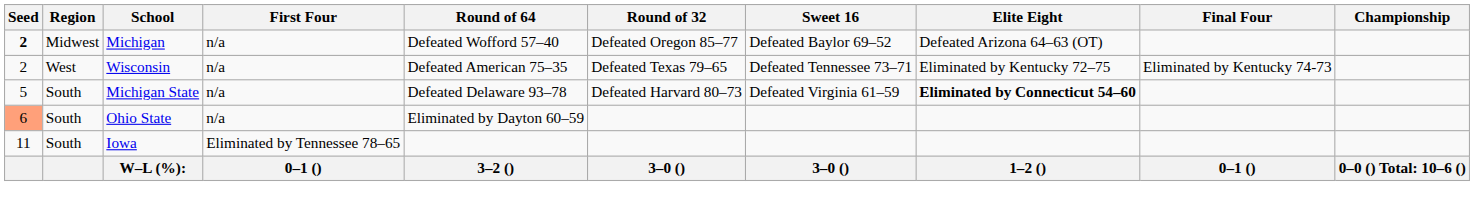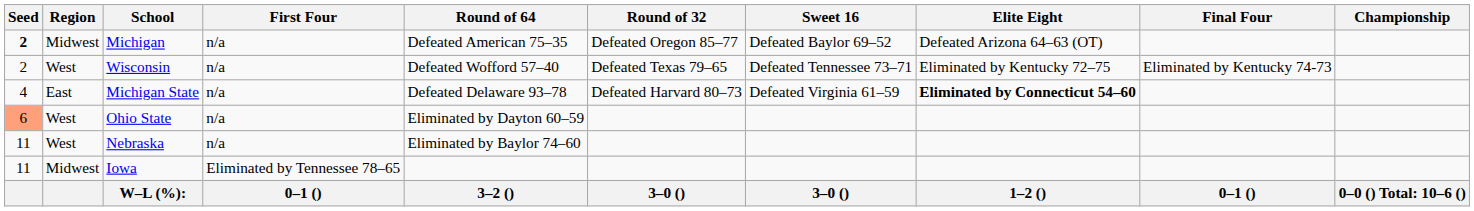(483, 42) Defeated Wofford 57–40 -> (487, 42) Defeated American 75–35
(487, 67) Defeated American 75–35 -> (483, 67) Defeated Wofford 57–40
(23, 93) 5 -> (23, 93) 4
(64, 93) South -> (59, 93) East
(64, 118) South -> (61, 118) West
+ row: (135, 143)
(64, 143) South -> (72, 168) Midwest
